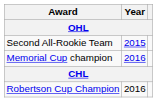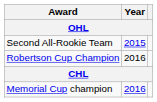rows swapped: (63, 89) <-> (59, 58)
